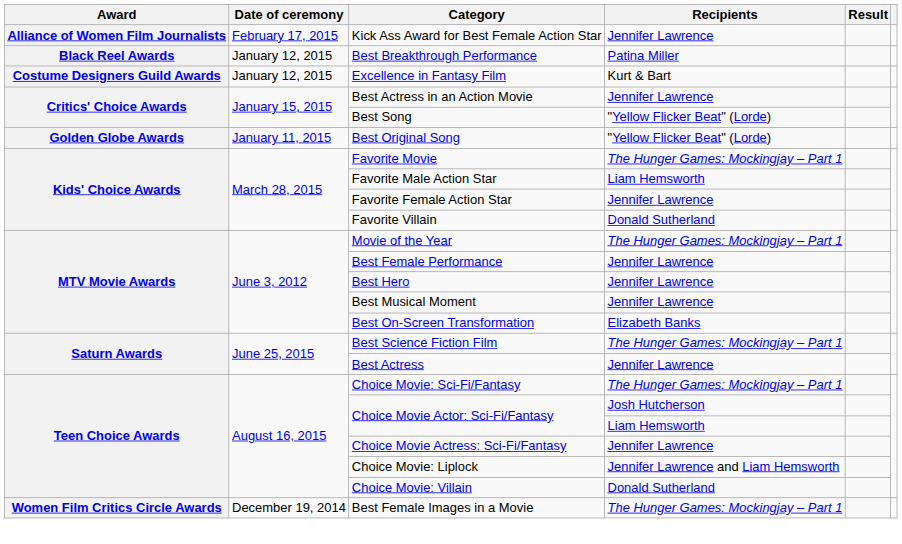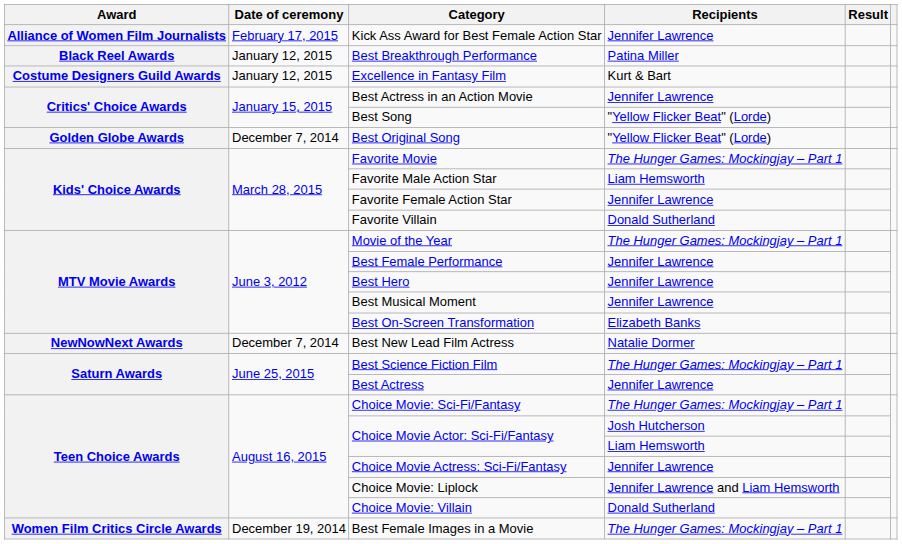(282, 138) January 11, 2015 -> (285, 138) December 7, 2014
+ row: (433, 343)
